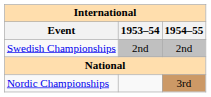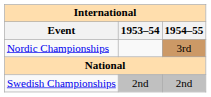rows swapped: (58, 83) <-> (61, 48)
